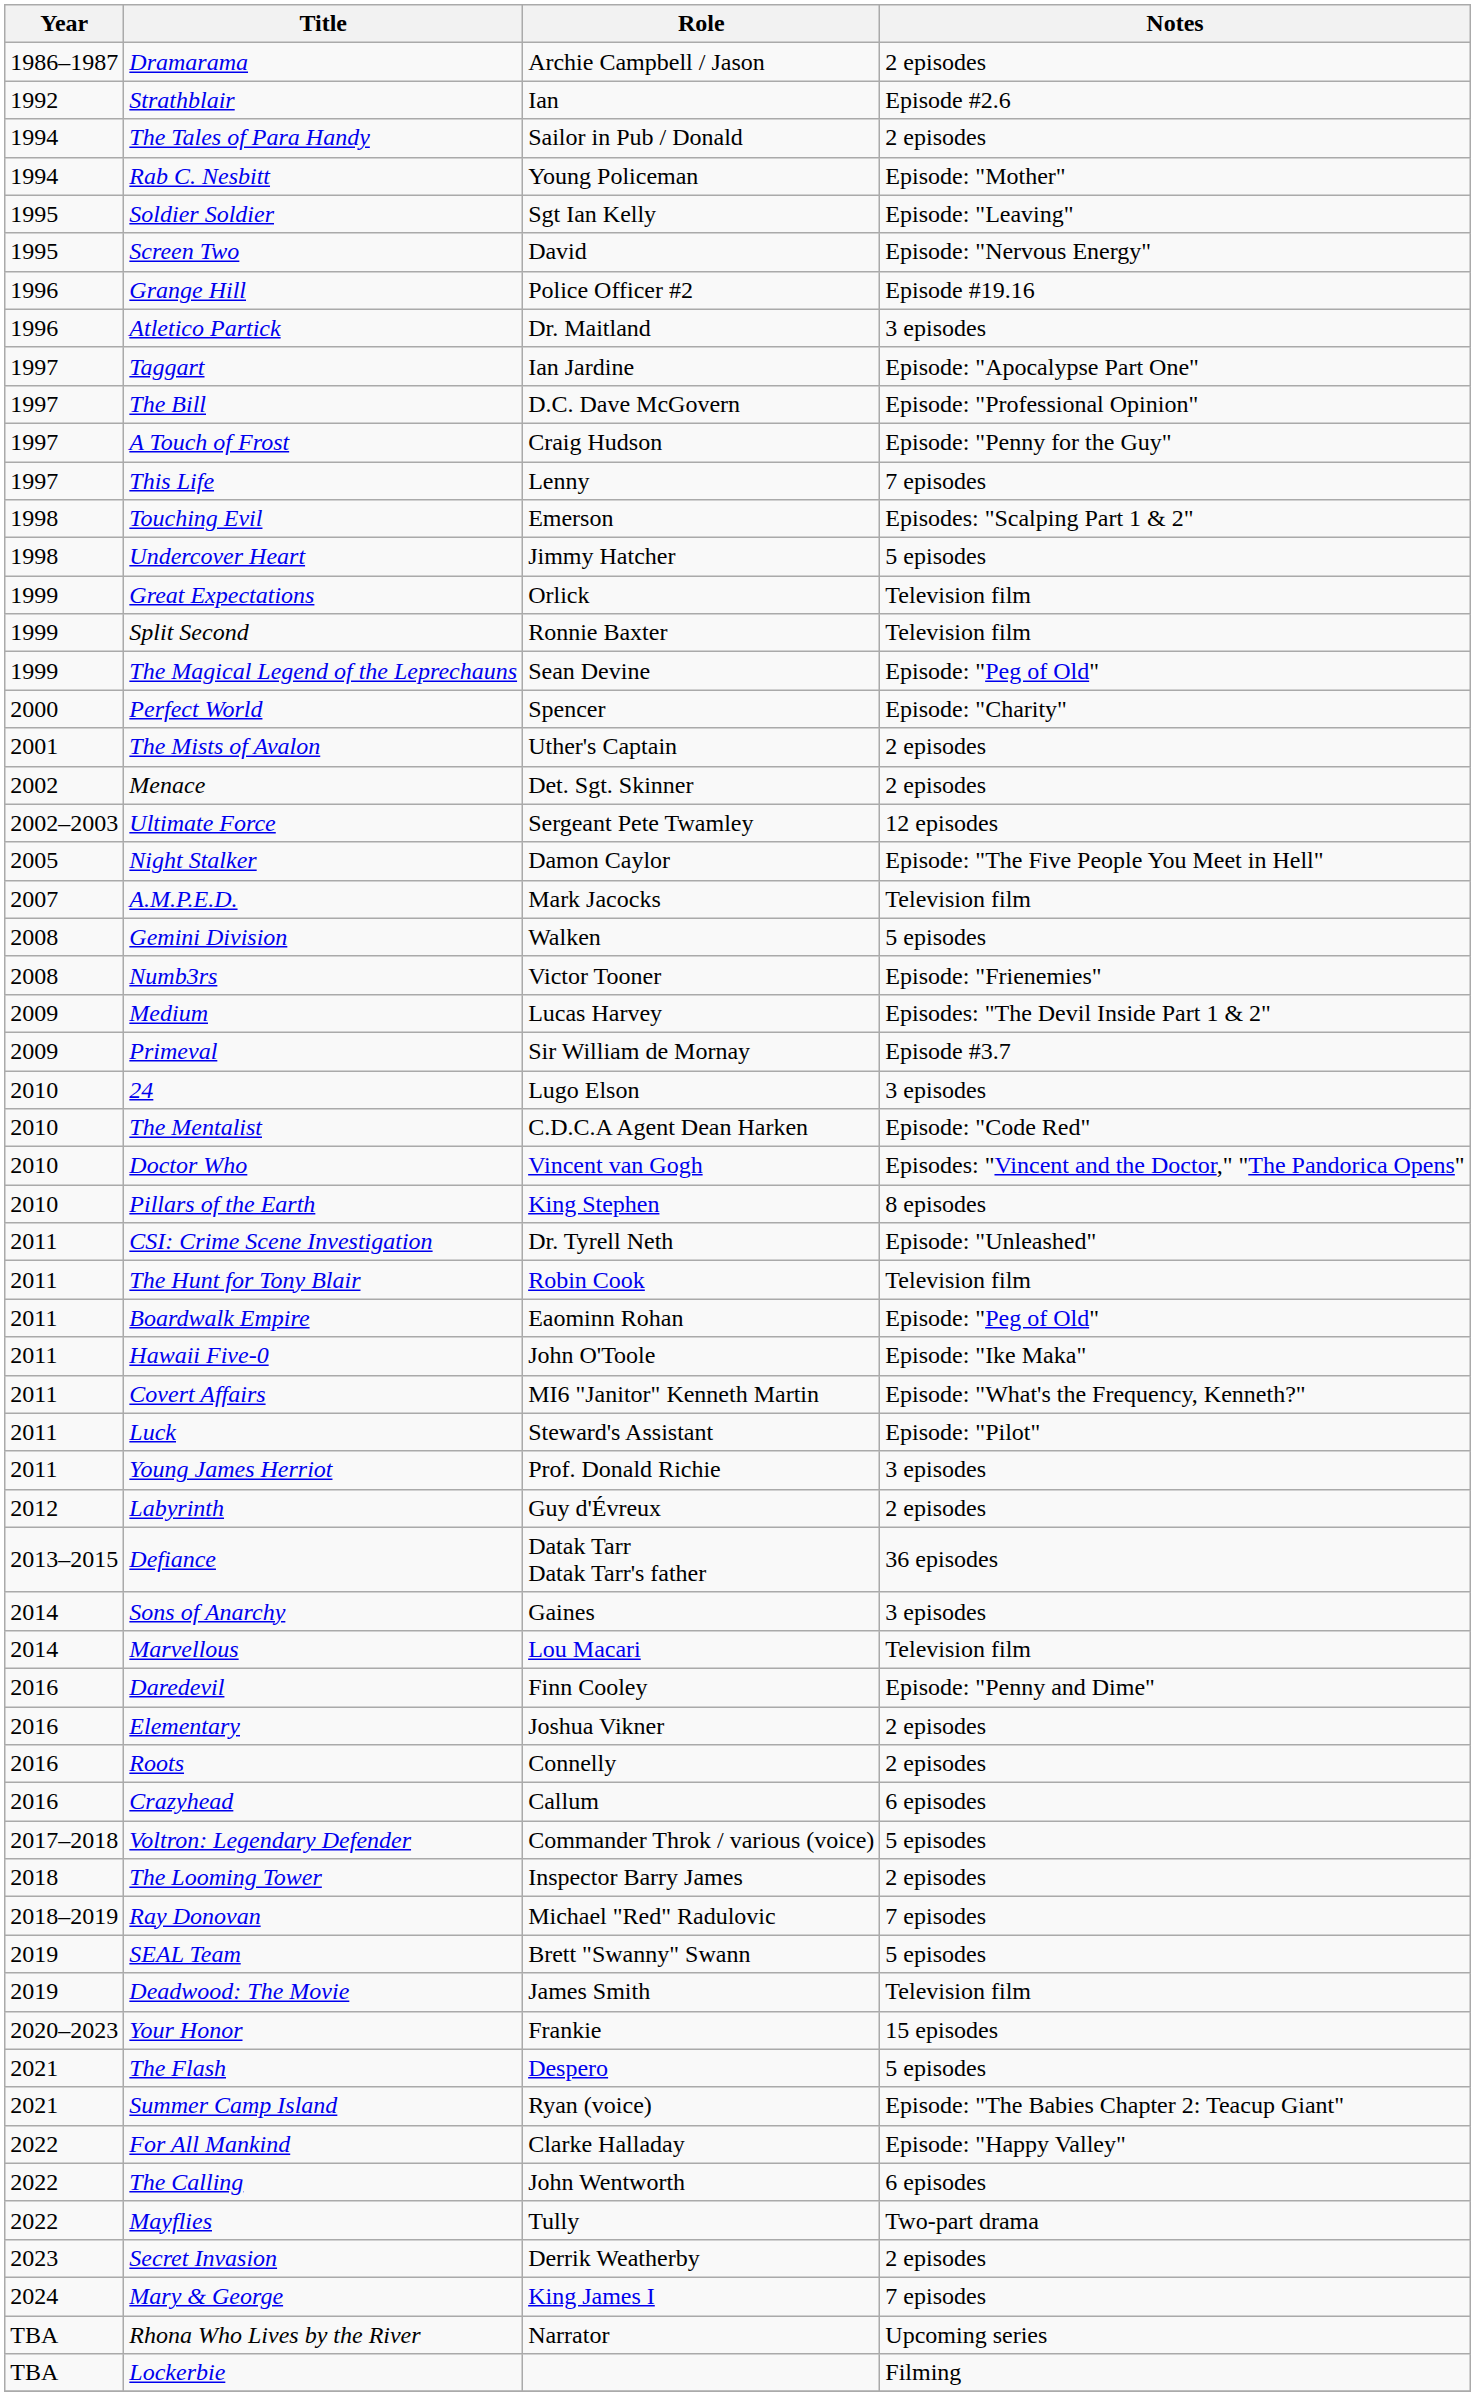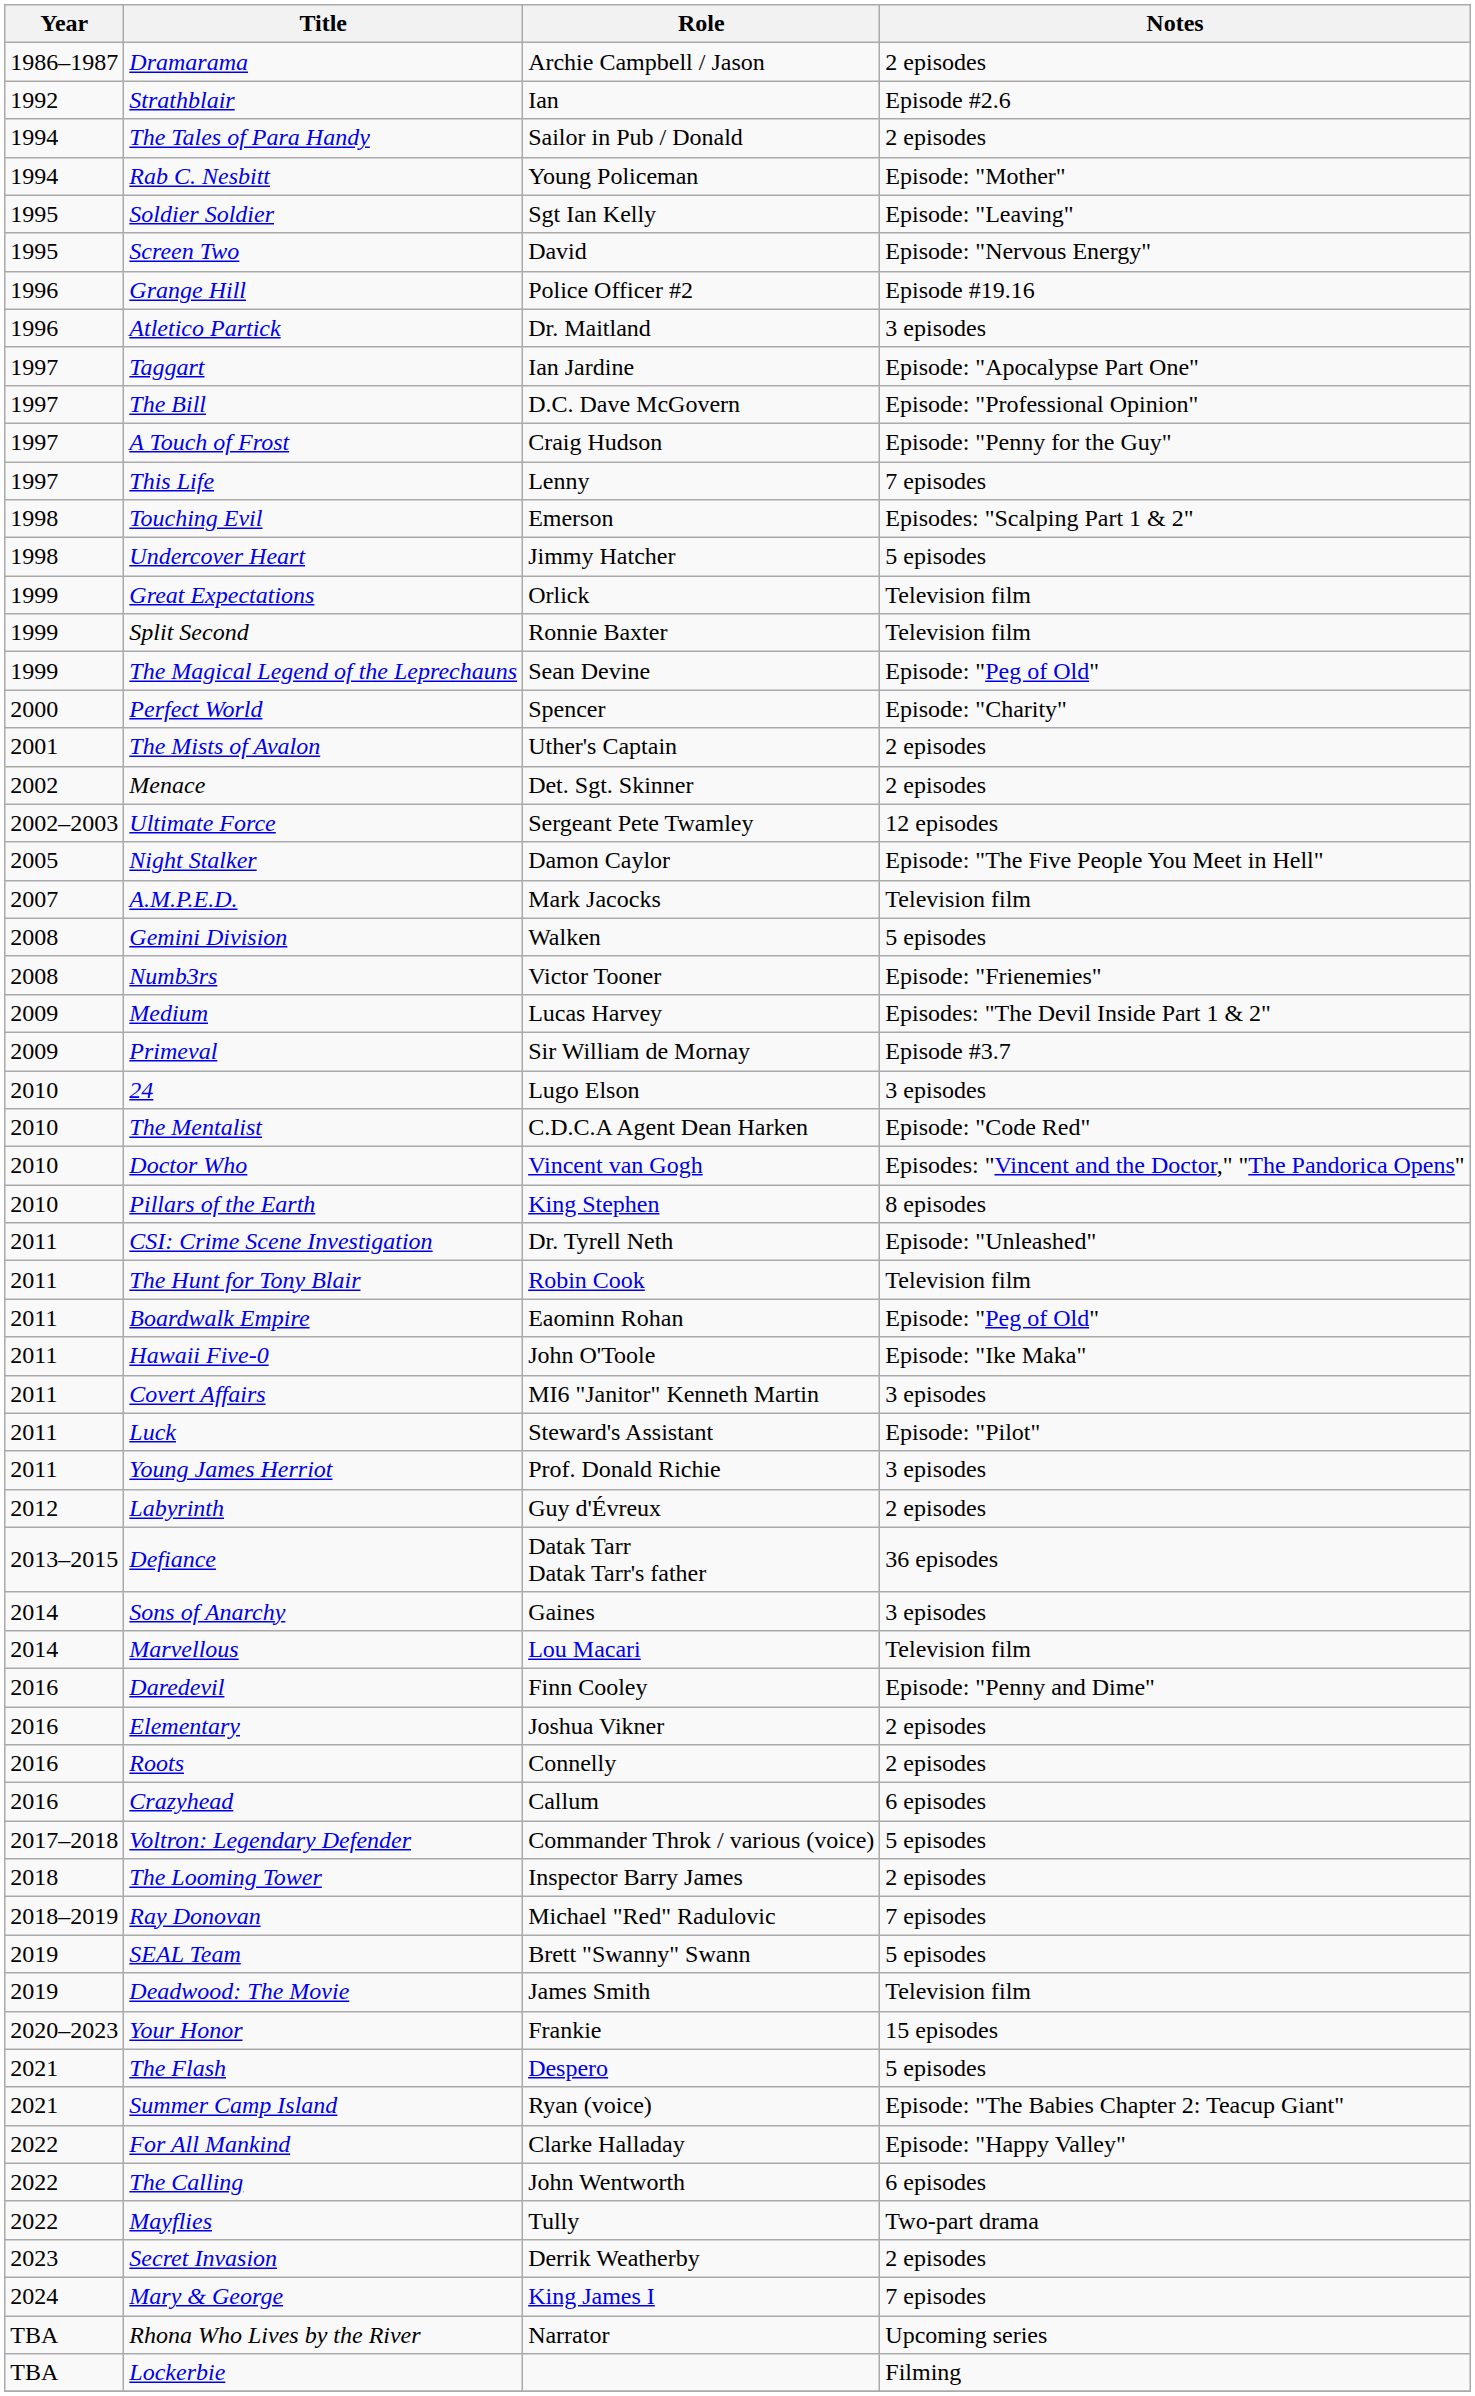(1095, 1393) Episode: "What's the Frequency, Kenneth?" -> (936, 1393) 3 episodes
